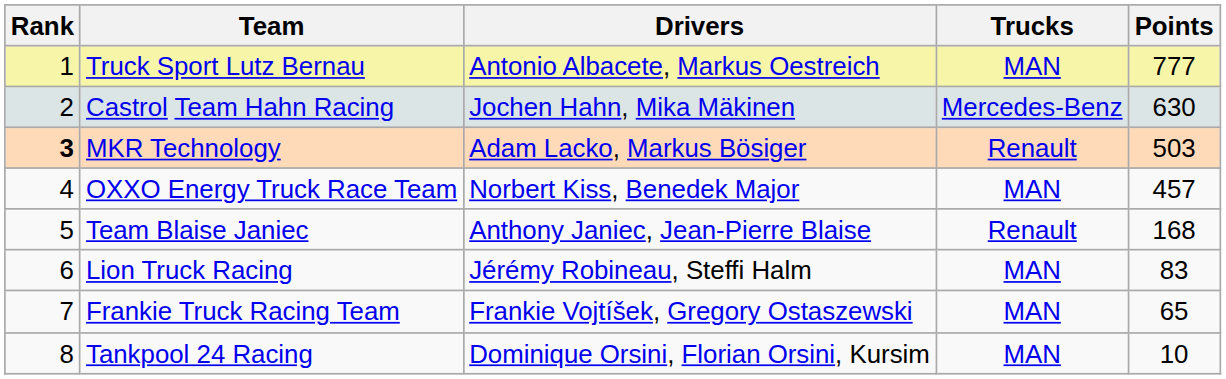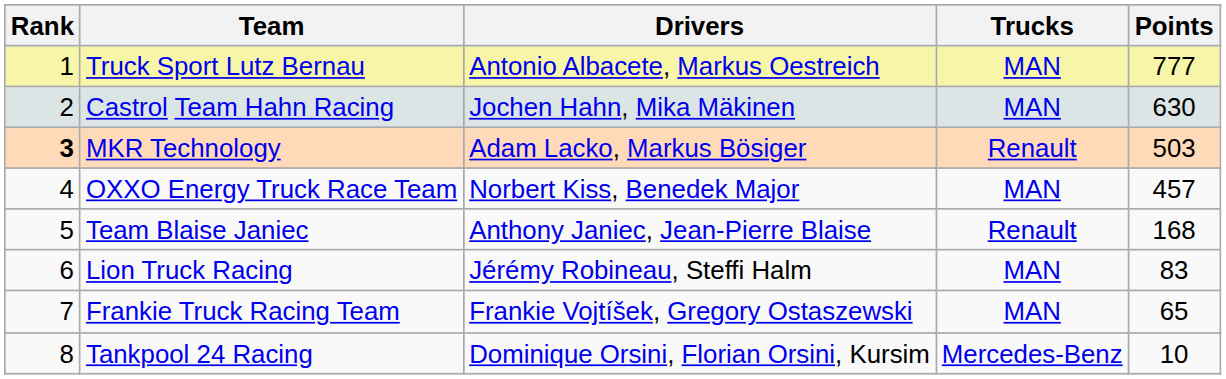(1032, 107) Mercedes-Benz -> (1032, 107) MAN
(1032, 353) MAN -> (1032, 353) Mercedes-Benz
